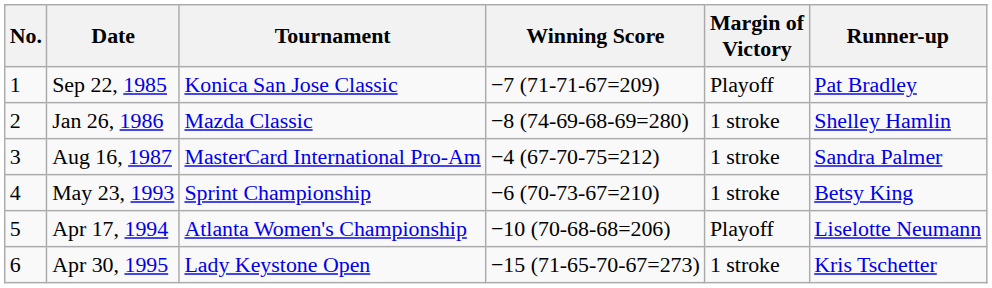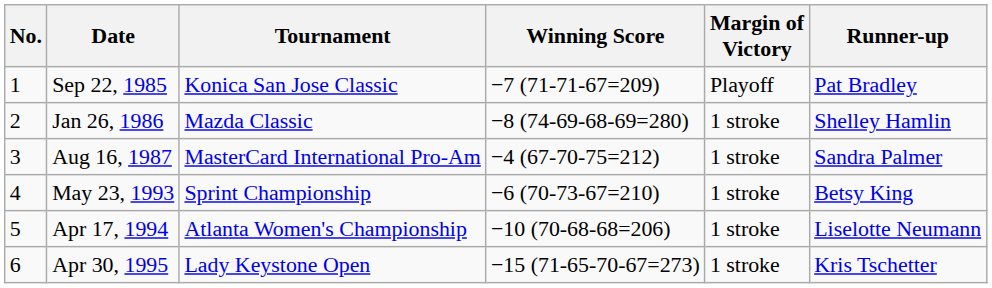(742, 229) Playoff -> (745, 229) 1 stroke
